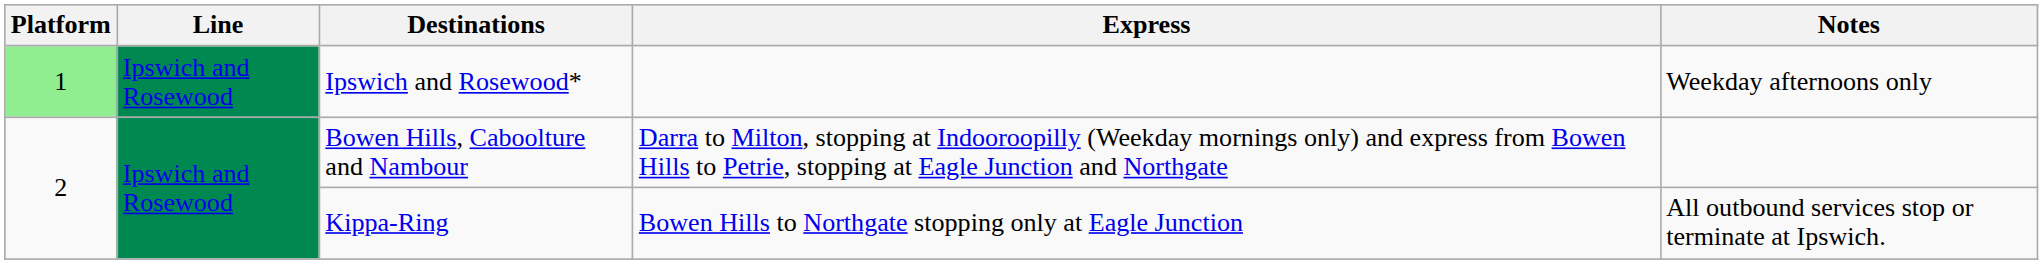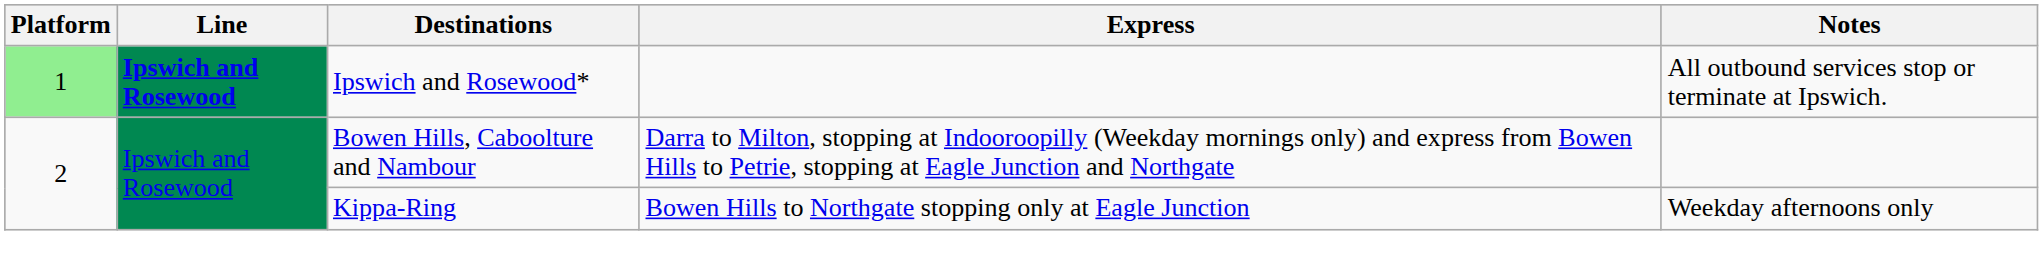(186, 81) normal -> (191, 81) bold
(1799, 81) Weekday afternoons only -> (1821, 81) All outbound services stop or terminate at Ipswich.
(1820, 222) All outbound services stop or terminate at Ipswich. -> (1801, 207) Weekday afternoons only
